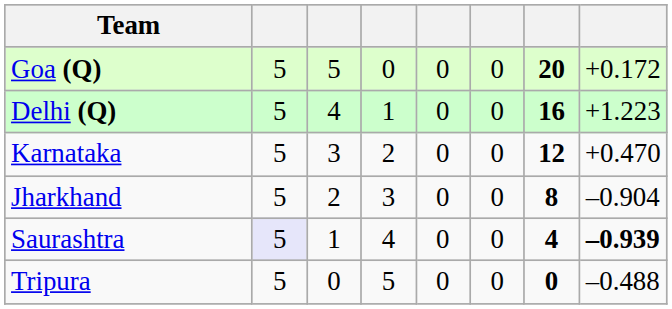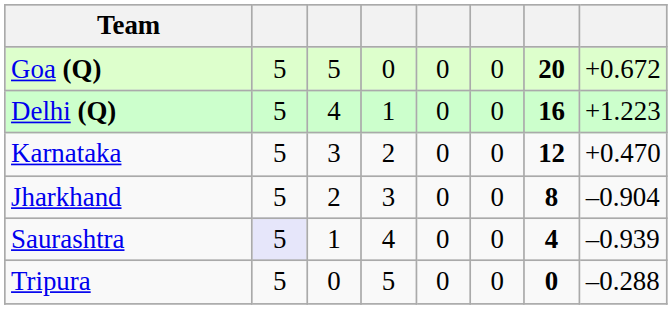(623, 68) +0.172 -> (623, 68) +0.672
(623, 238) bold -> (623, 238) normal
(623, 281) –0.488 -> (623, 281) –0.288
